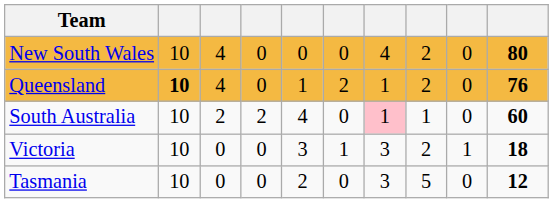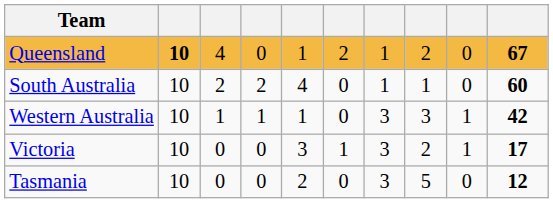- row: (82, 52)
(518, 85) 76 -> (518, 52) 67
(385, 117) pink background -> (385, 85) no background
+ row: (82, 117)
(518, 149) 18 -> (518, 149) 17
